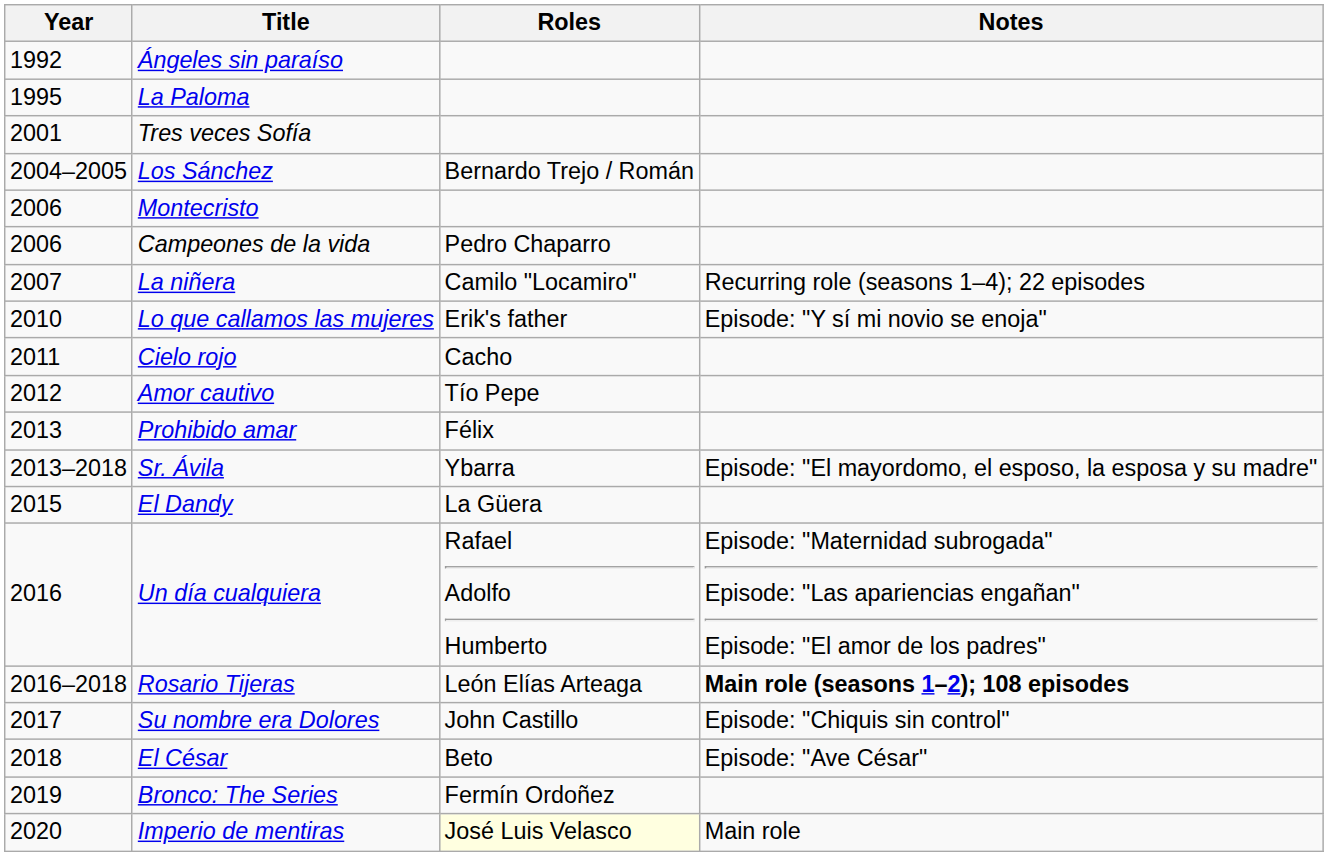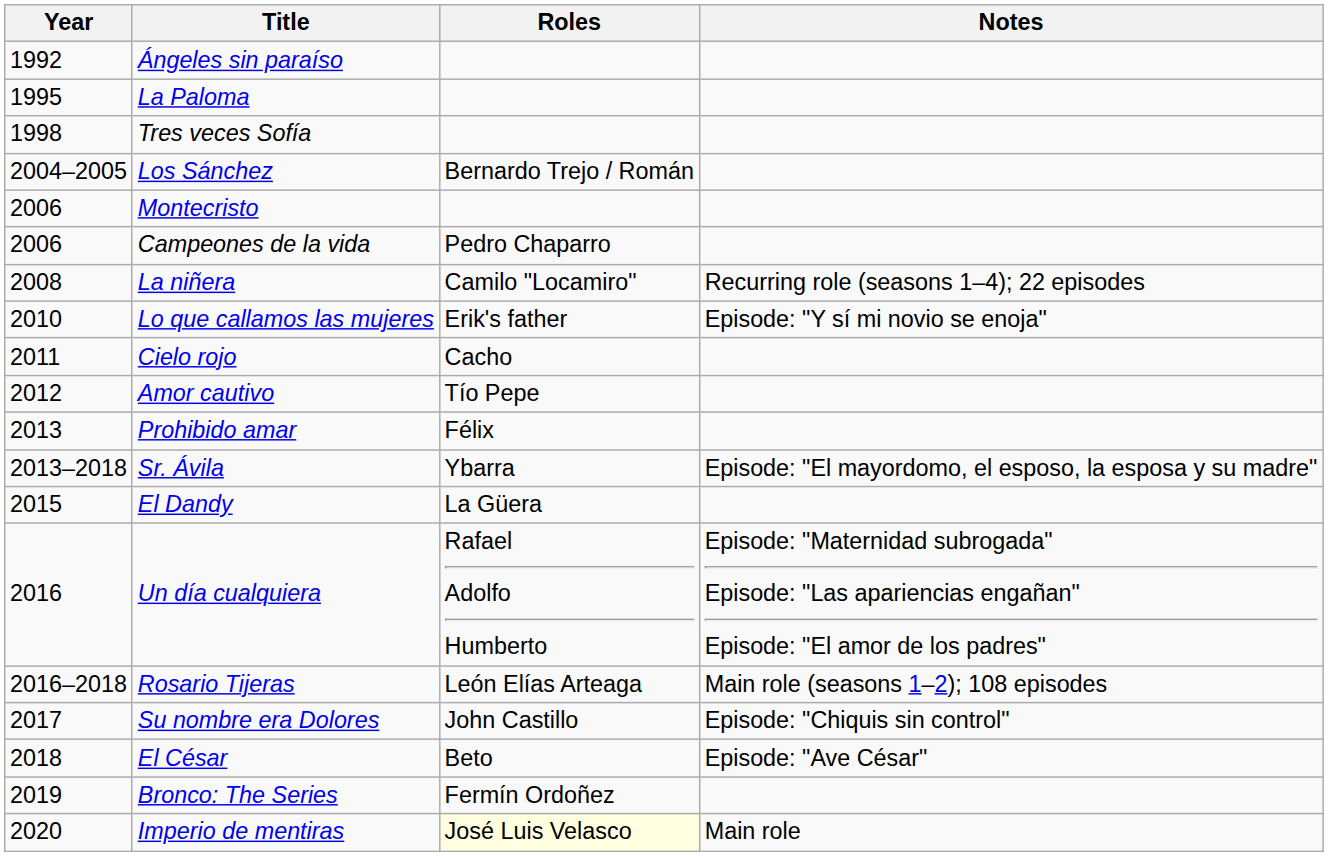(36, 134) 2001 -> (36, 134) 1998
(36, 282) 2007 -> (36, 282) 2008
(917, 683) bold -> (906, 683) normal
